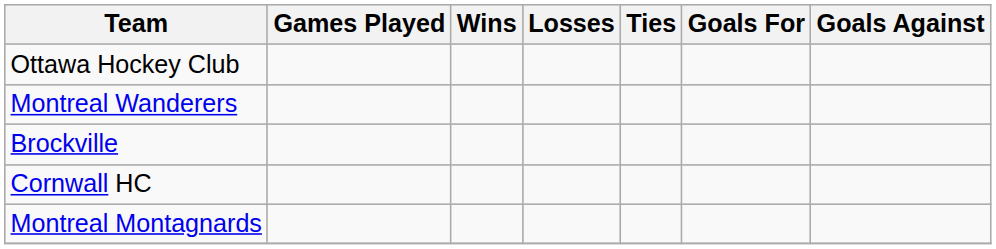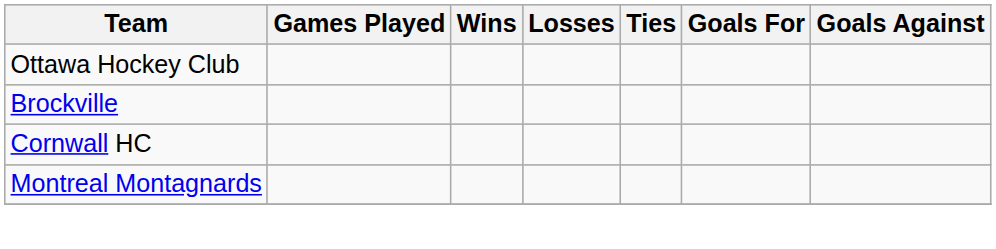- row: (124, 104)
